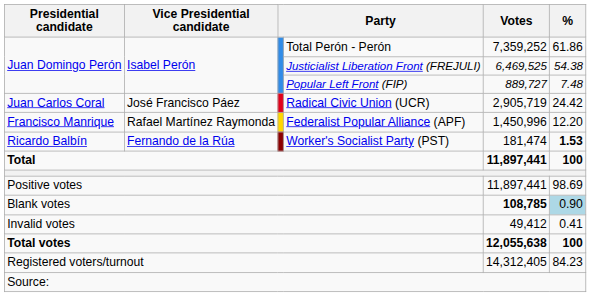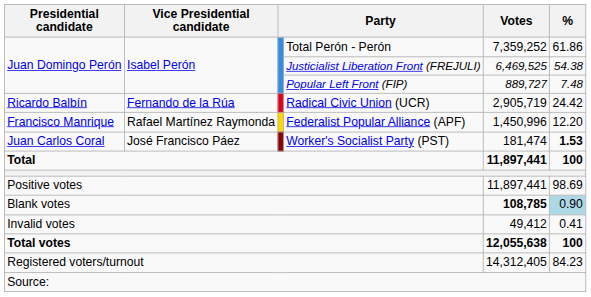(56, 102) Juan Carlos Coral -> (47, 102) Ricardo Balbín
(183, 102) José Francisco Páez -> (181, 102) Fernando de la Rúa
(47, 141) Ricardo Balbín -> (56, 141) Juan Carlos Coral
(181, 141) Fernando de la Rúa -> (183, 141) José Francisco Páez
